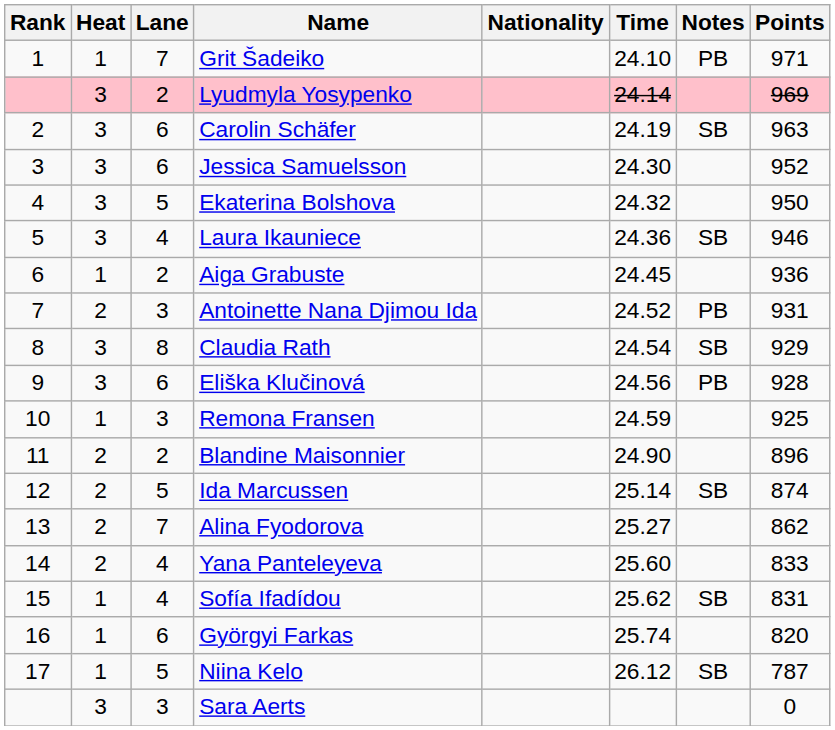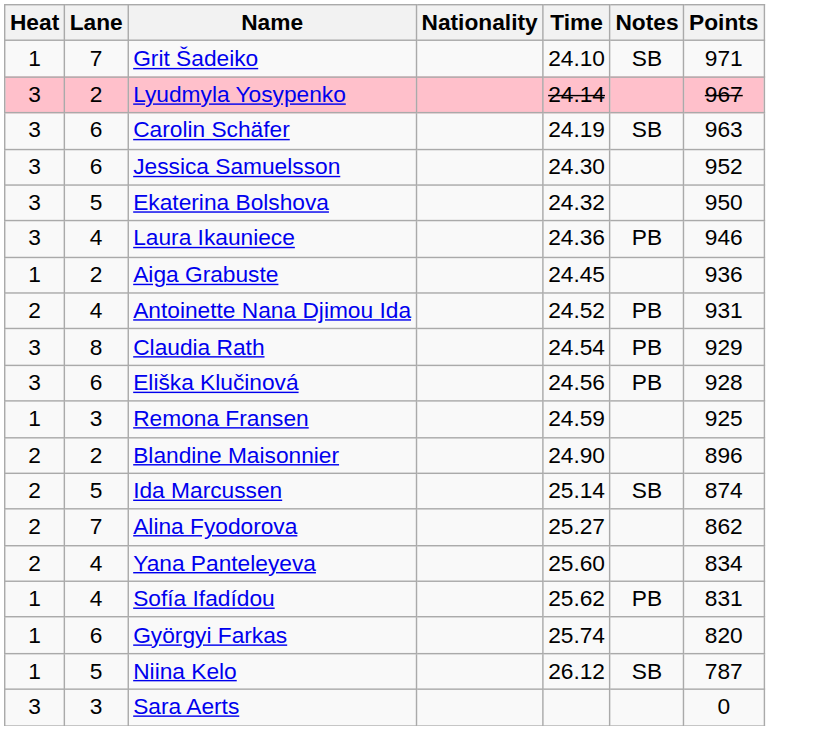- column: (38, 22)
(713, 58) PB -> (647, 58) SB
(790, 94) 969 -> (724, 94) 967
(713, 238) SB -> (647, 238) PB
(162, 310) 3 -> (96, 310) 4
(713, 346) SB -> (647, 346) PB
(790, 563) 833 -> (724, 563) 834
(713, 599) SB -> (647, 599) PB
